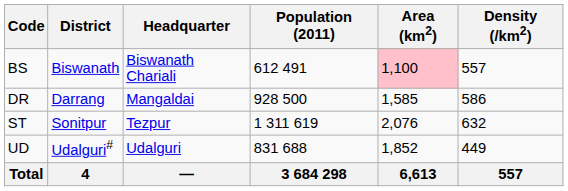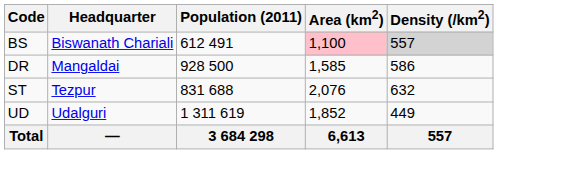- column: (85, 26)
(474, 68) no background -> (403, 43) lightgrey background
(286, 123) 1 311 619 -> (207, 90) 831 688
(280, 148) 831 688 -> (212, 113) 1 311 619
